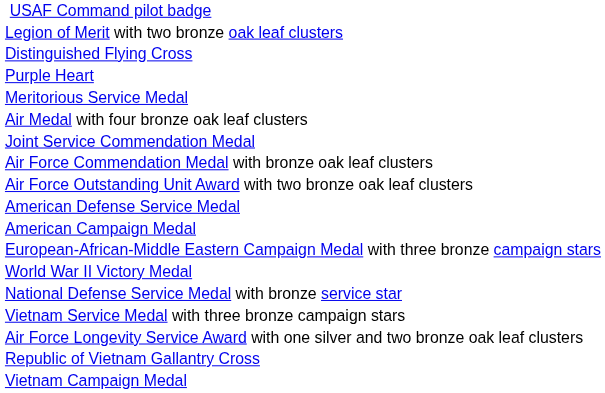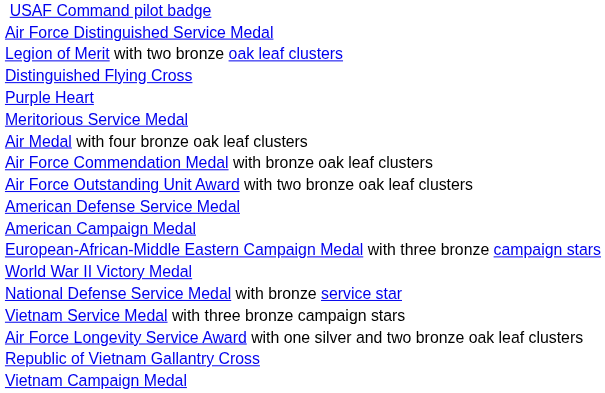+ row: (139, 32)
- row: (130, 141)
